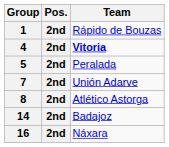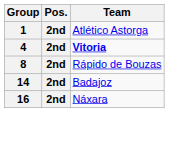(117, 30) Rápido de Bouzas -> (110, 30) Atlético Astorga
- row: (23, 64)
- row: (23, 82)
(110, 99) Atlético Astorga -> (117, 64) Rápido de Bouzas
